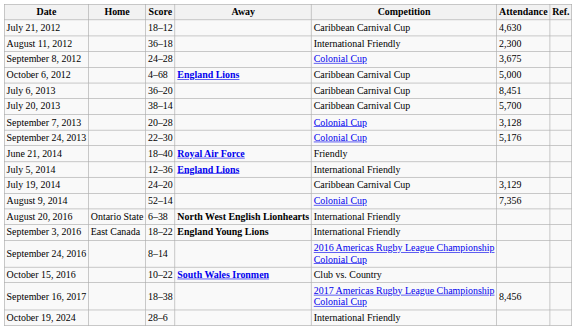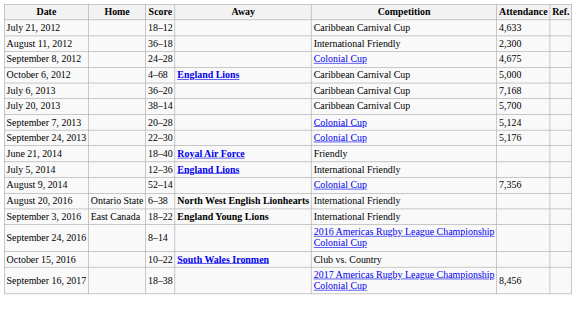(510, 28) 4,630 -> (510, 28) 4,633
(510, 59) 3,675 -> (510, 59) 4,675
(510, 91) 8,451 -> (510, 91) 7,168
(510, 122) 3,128 -> (510, 122) 5,124
- row: (33, 185)
- row: (41, 317)
